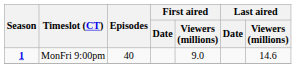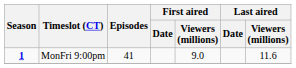(129, 55) 40 -> (129, 55) 41
(268, 55) 14.6 -> (268, 55) 11.6
